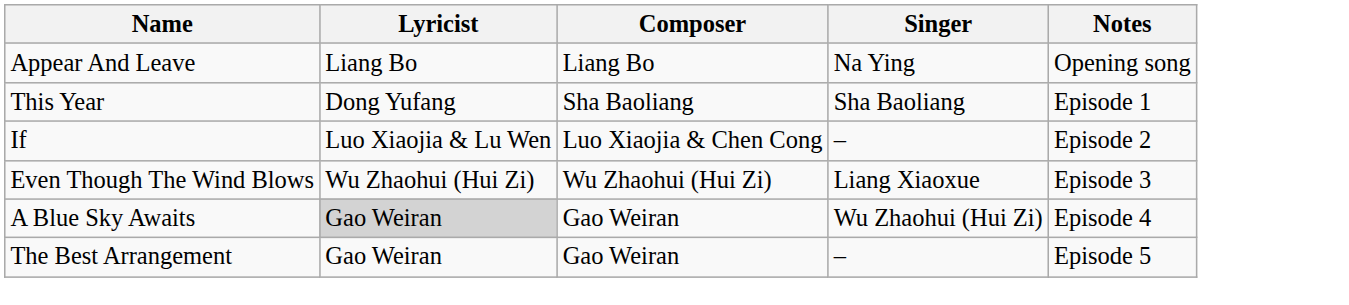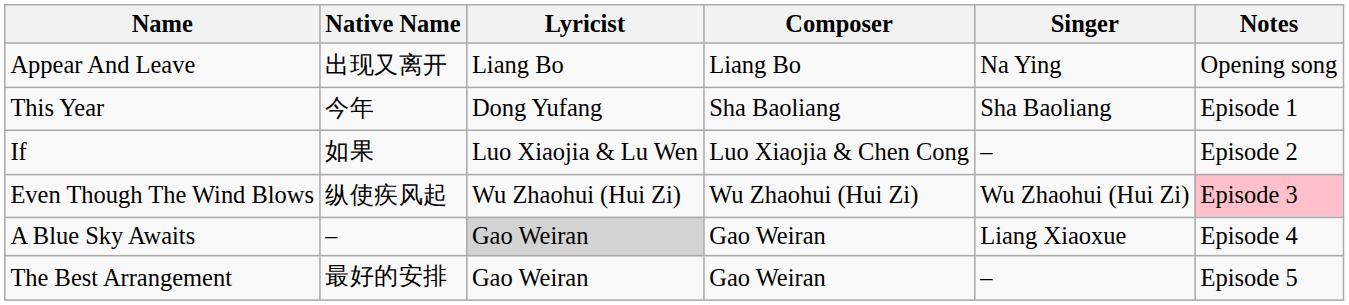+ column: (393, 23)
(907, 179) Liang Xiaoxue -> (1085, 195) Wu Zhaohui (Hui Zi)
(1103, 179) no background -> (1249, 195) pink background
(938, 218) Wu Zhaohui (Hui Zi) -> (1053, 236) Liang Xiaoxue
